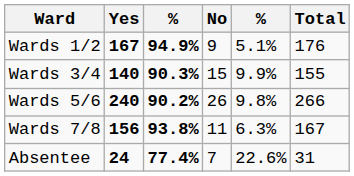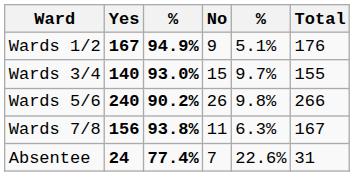(173, 74) 90.3% -> (173, 74) 93.0%
(256, 74) 9.9% -> (256, 74) 9.7%
